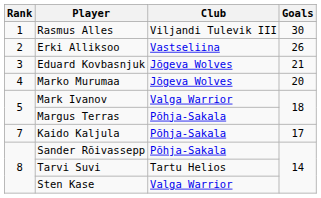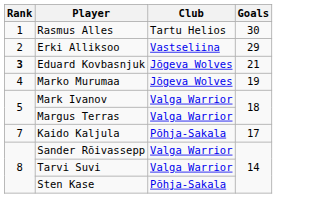(213, 30) Viljandi Tulevik III -> (188, 30) Tartu Helios
(298, 47) 26 -> (253, 47) 29
(20, 64) normal -> (20, 64) bold
(298, 82) 20 -> (253, 82) 19
(188, 116) Põhja-Sakala -> (191, 116) Valga Warrior
(188, 150) Põhja-Sakala -> (191, 150) Valga Warrior
(188, 167) Tartu Helios -> (191, 167) Valga Warrior
(191, 185) Valga Warrior -> (188, 185) Põhja-Sakala
